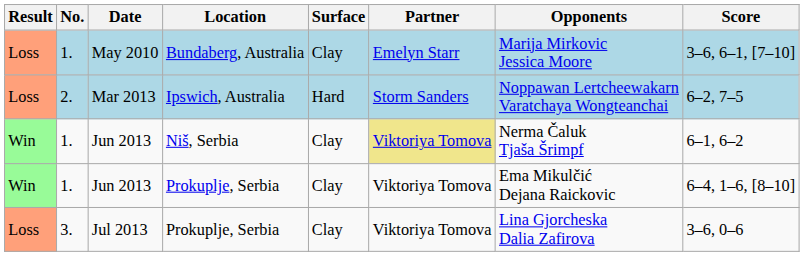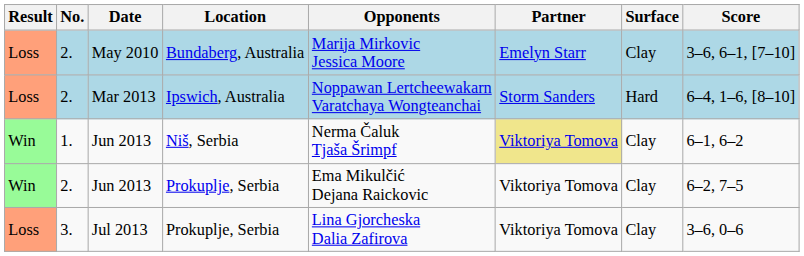columns swapped: (339, 17) <-> (589, 17)
(66, 52) 1. -> (66, 52) 2.
(715, 96) 6–2, 7–5 -> (741, 96) 6–4, 1–6, [8–10]
(66, 185) 1. -> (66, 185) 2.
(741, 185) 6–4, 1–6, [8–10] -> (715, 185) 6–2, 7–5
